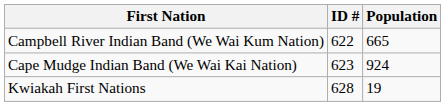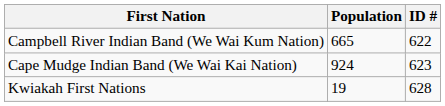columns swapped: (345, 16) <-> (402, 16)
